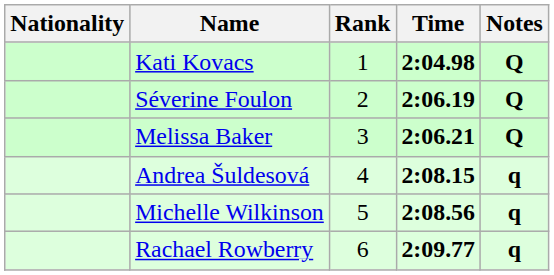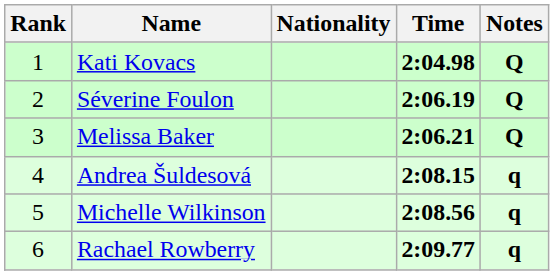columns swapped: (363, 23) <-> (67, 23)
